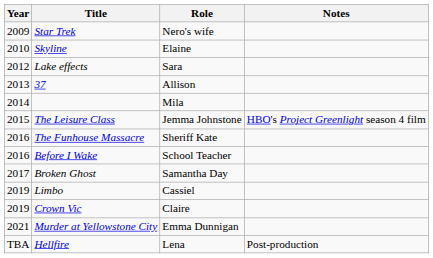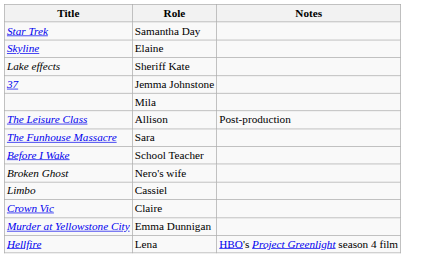- column: (18, 13)
(188, 31) Nero's wife -> (168, 31) Samantha Day
(172, 66) Sara -> (162, 66) Sheriff Kate
(179, 84) Allison -> (174, 84) Jemma Johnstone
(202, 119) Jemma Johnstone -> (151, 119) Allison
(336, 119) HBO's Project Greenlight season 4 film -> (255, 119) Post-production
(190, 137) Sheriff Kate -> (145, 137) Sara
(195, 173) Samantha Day -> (161, 173) Nero's wife
(283, 244) Post-production -> (309, 244) HBO's Project Greenlight season 4 film
